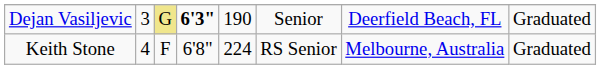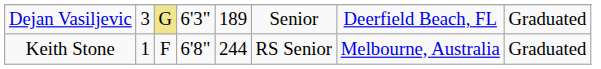(198, 19) bold -> (195, 19) normal
(238, 19) 190 -> (233, 19) 189
(145, 49) 4 -> (145, 49) 1
(238, 49) 224 -> (233, 49) 244
